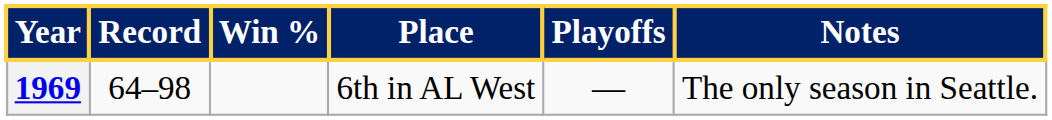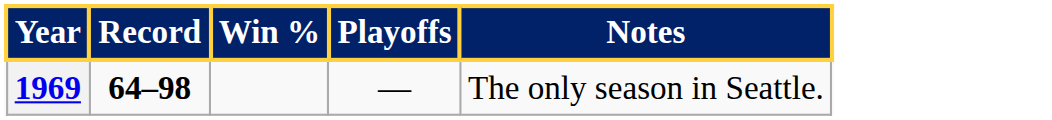- column: (436, 32)
(150, 87) normal -> (150, 87) bold
